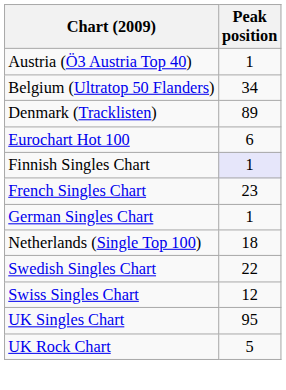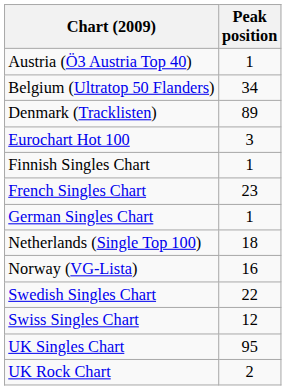(250, 139) 6 -> (250, 139) 3
(250, 165) lavender background -> (250, 165) no background
+ row: (73, 268)
(250, 346) 5 -> (250, 372) 2
